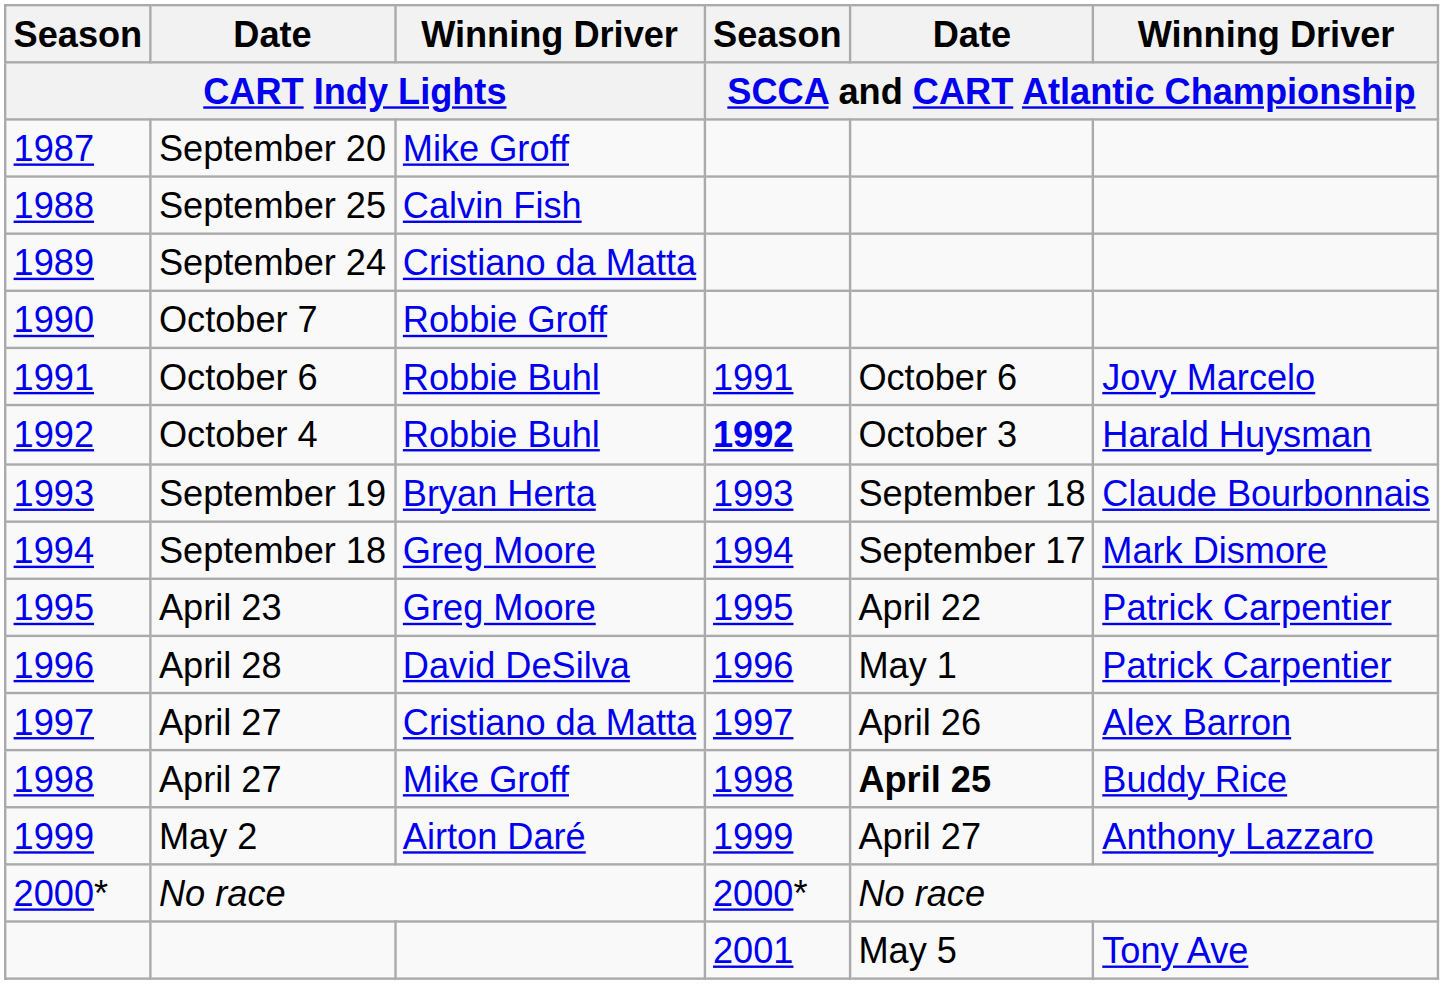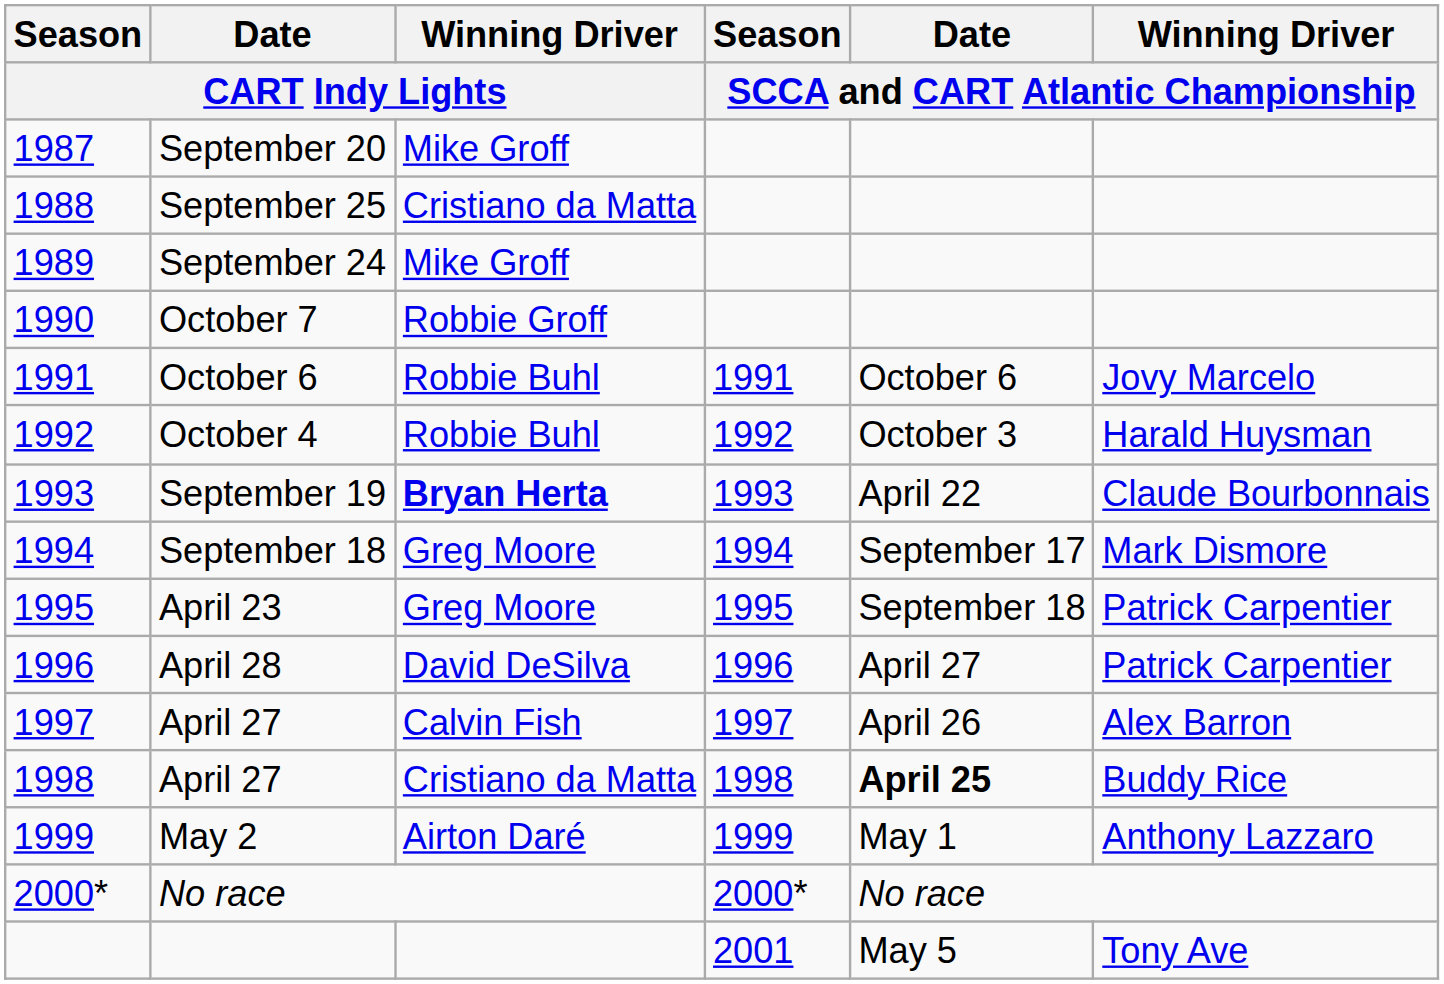(492, 206) Calvin Fish -> (550, 206) Cristiano da Matta
(550, 263) Cristiano da Matta -> (486, 263) Mike Groff
(753, 435) bold -> (753, 435) normal
(499, 492) normal -> (505, 492) bold
(972, 492) September 18 -> (920, 492) April 22
(920, 607) April 22 -> (972, 607) September 18
(908, 664) May 1 -> (920, 664) April 27
(550, 721) Cristiano da Matta -> (492, 721) Calvin Fish
(486, 779) Mike Groff -> (550, 779) Cristiano da Matta
(920, 836) April 27 -> (908, 836) May 1
